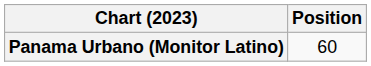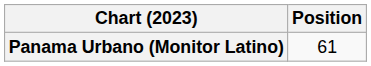(327, 46) 60 -> (327, 46) 61
